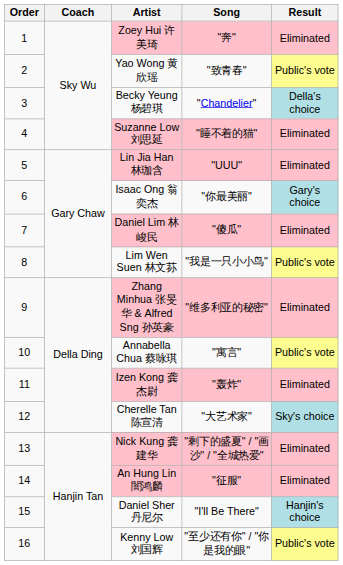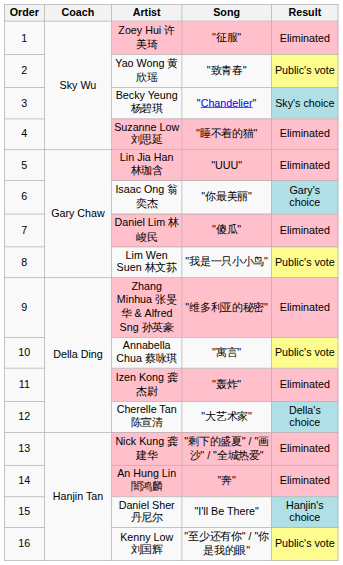(227, 37) "奔" -> (227, 37) "征服"
(305, 103) Della's choice -> (305, 103) Sky's choice
(305, 417) Sky's choice -> (305, 417) Della's choice
(227, 480) "征服" -> (227, 480) "奔"
